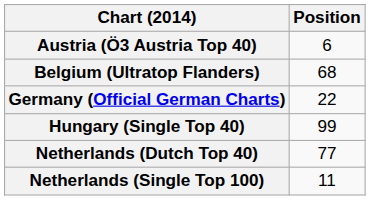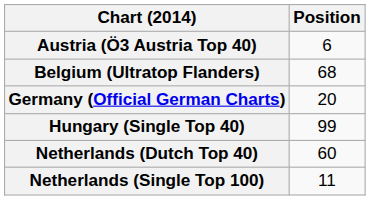(327, 99) 22 -> (327, 99) 20
(327, 153) 77 -> (327, 153) 60
